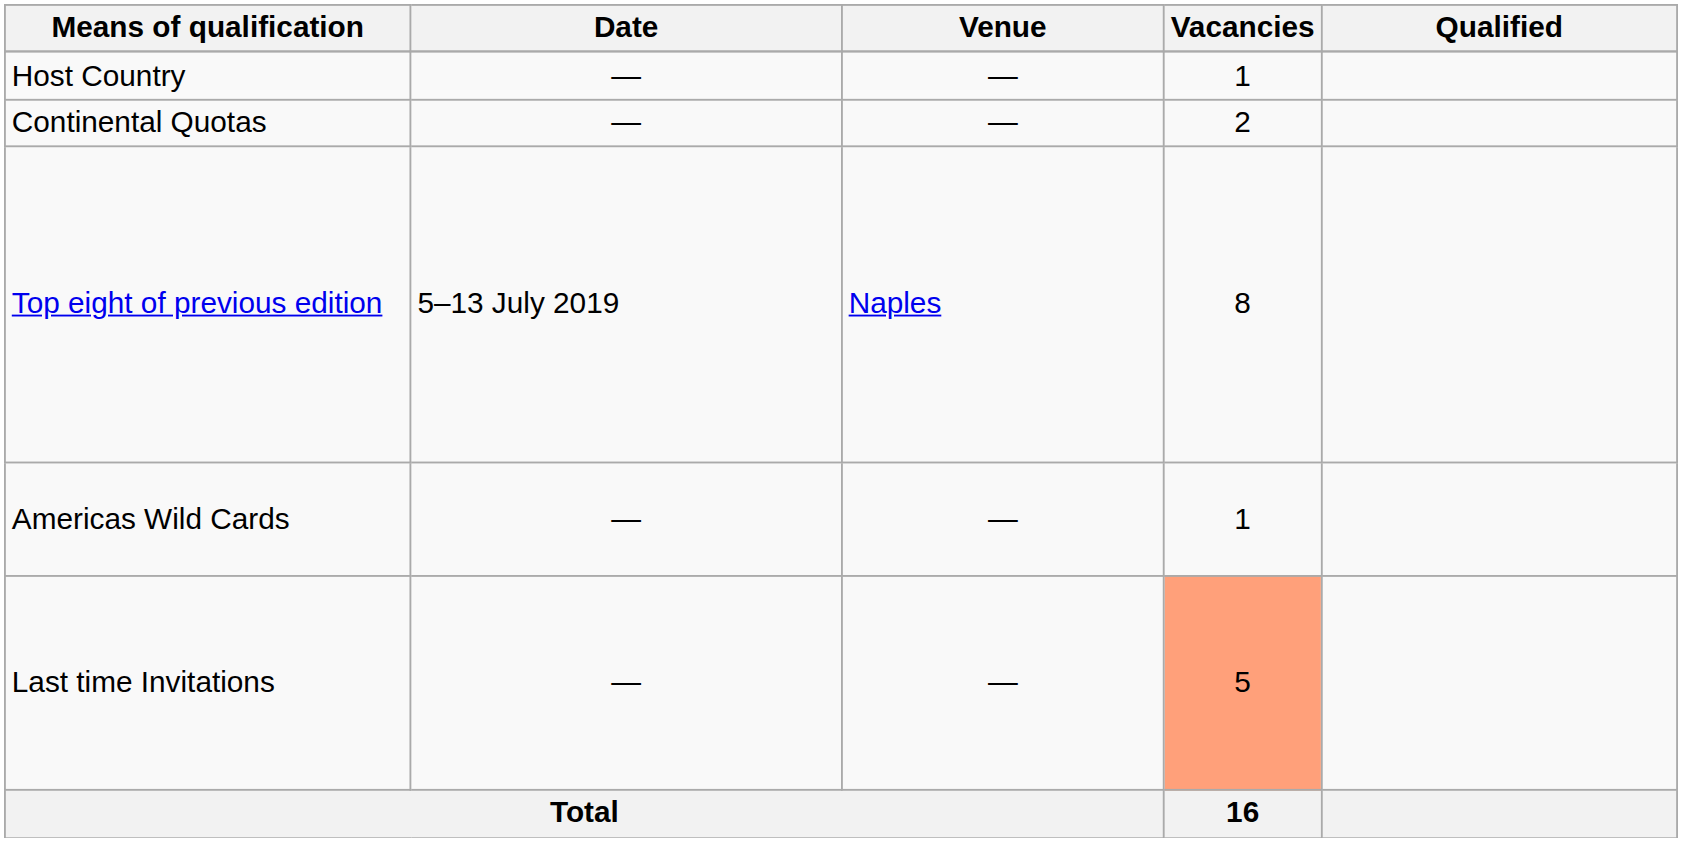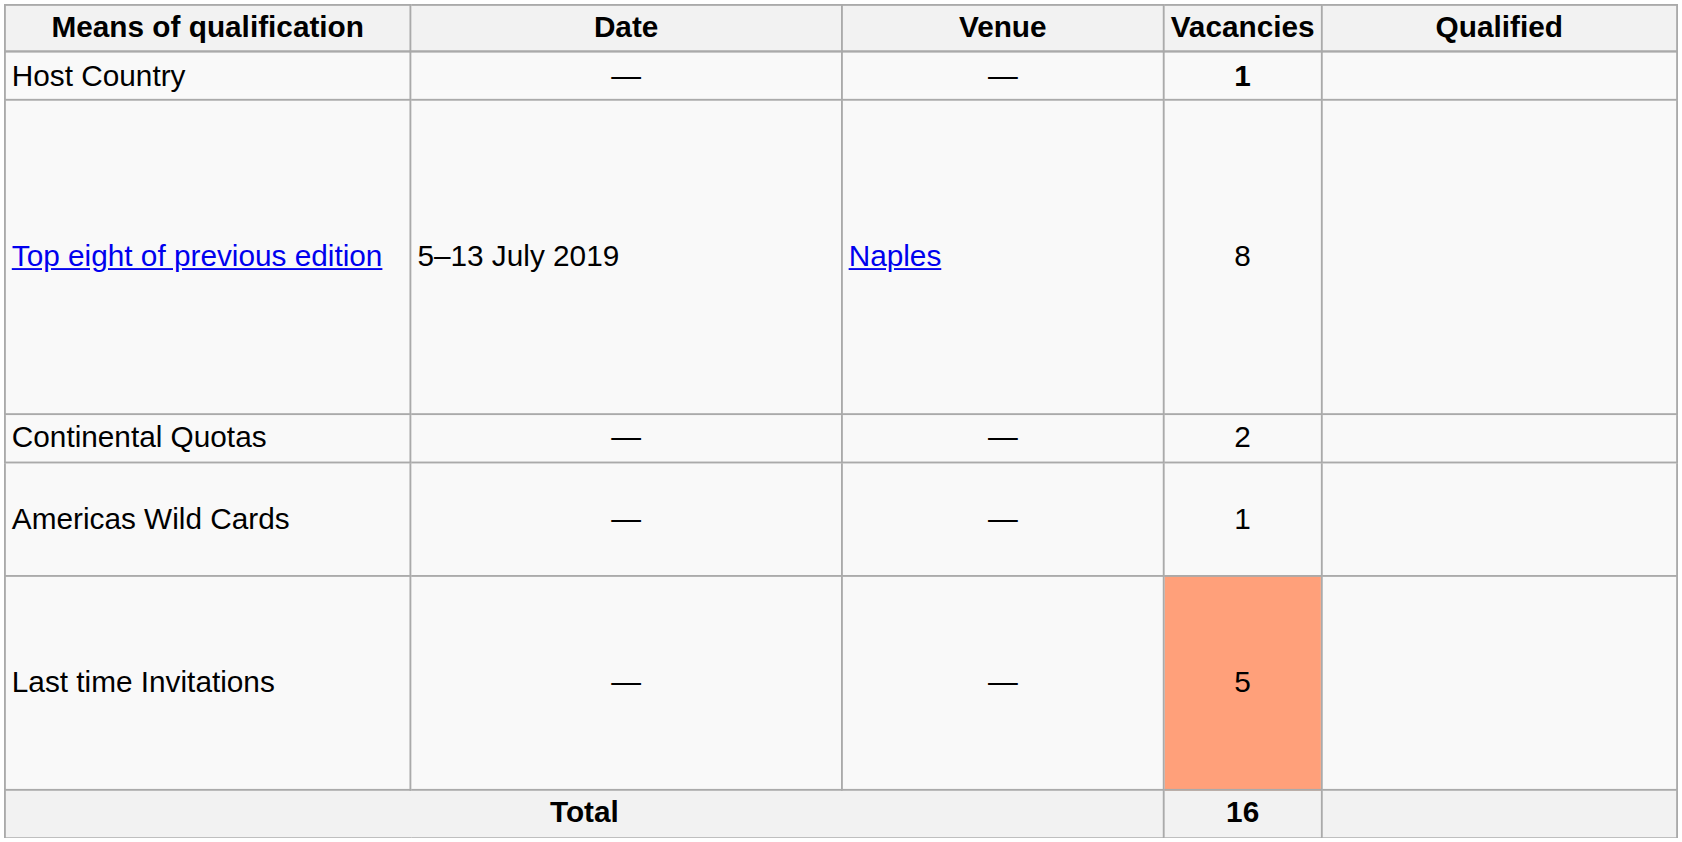(1243, 75) normal -> (1243, 75) bold
rows swapped: (197, 303) <-> (139, 122)
